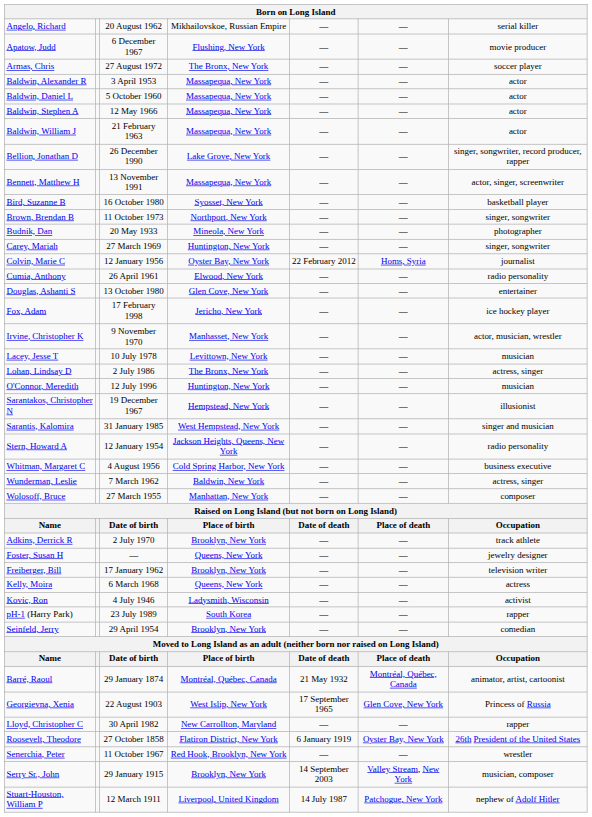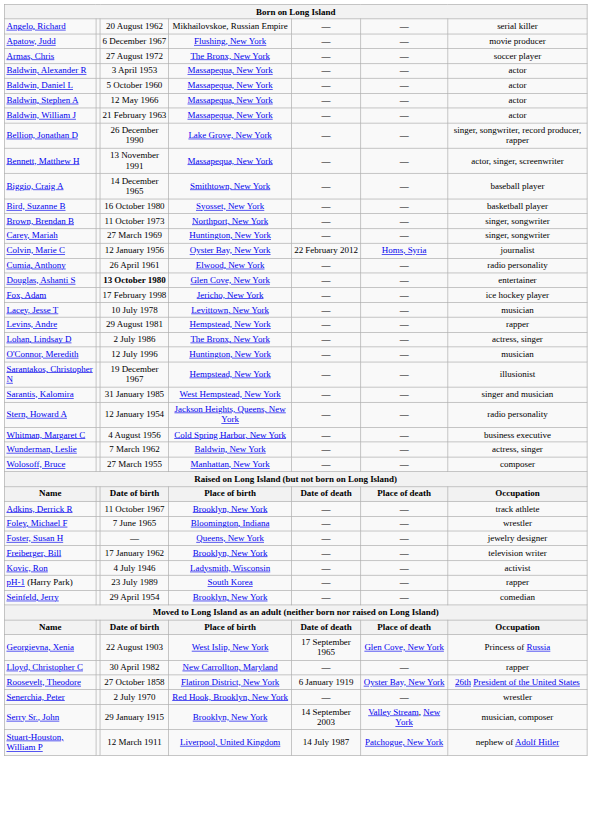+ row: (35, 185)
- row: (29, 231)
(134, 290) normal -> (134, 280) bold
- row: (45, 336)
+ row: (32, 324)
(134, 540) 2 July 1970 -> (134, 508) 11 October 1967
+ row: (37, 523)
- row: (29, 584)
- row: (29, 678)
(134, 753) 11 October 1967 -> (134, 696) 2 July 1970
